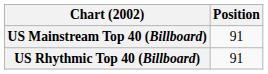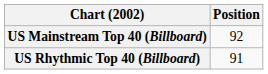(237, 36) 91 -> (237, 36) 92
